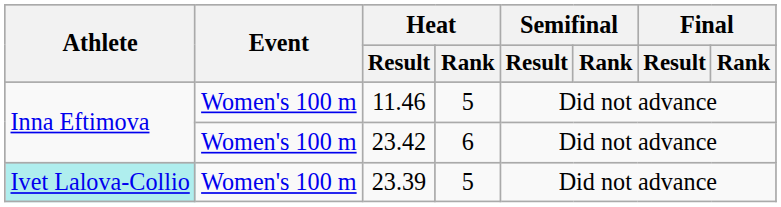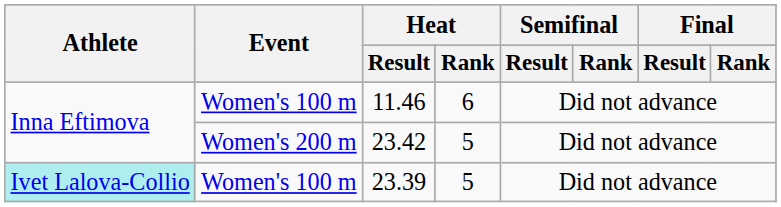(468, 102) 5 -> (468, 102) 6
(279, 142) Women's 100 m -> (279, 142) Women's 200 m
(468, 142) 6 -> (468, 142) 5
